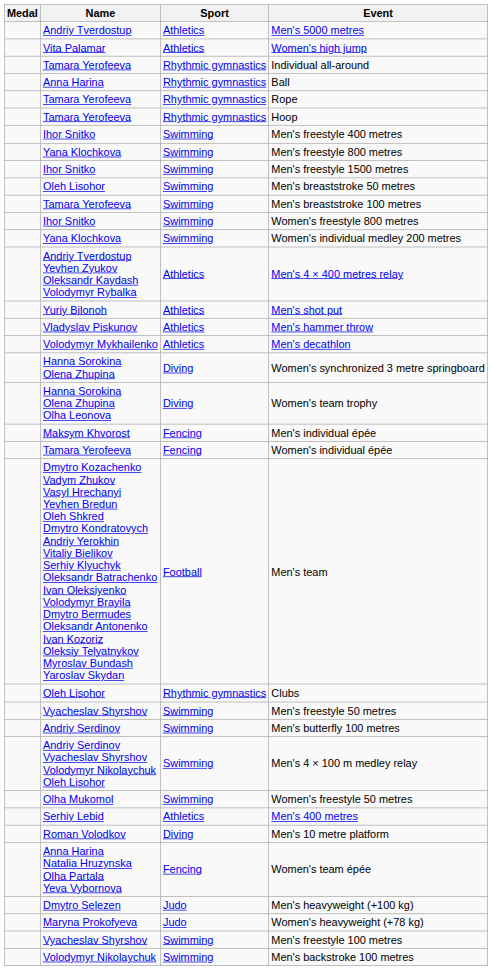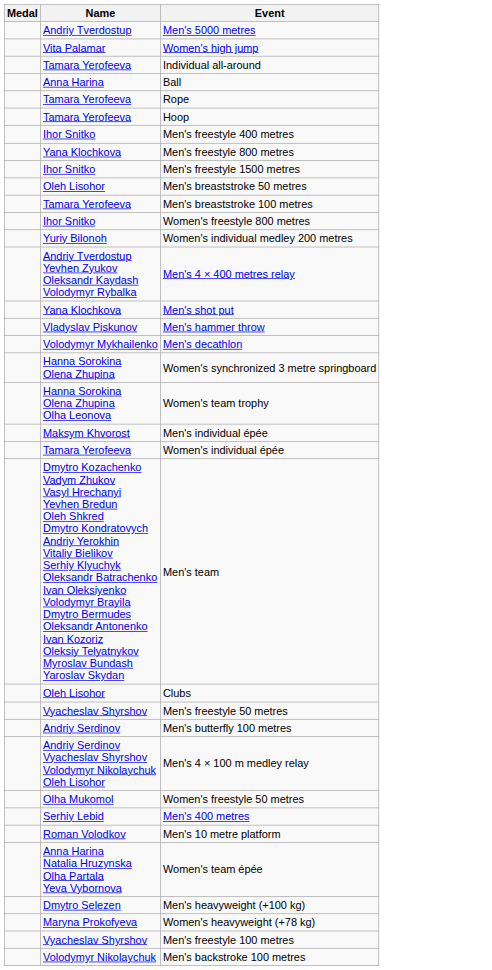- column: (215, 13)
(82, 238) Yana Klochkova -> (75, 238) Yuriy Bilonoh
(75, 310) Yuriy Bilonoh -> (82, 310) Yana Klochkova
